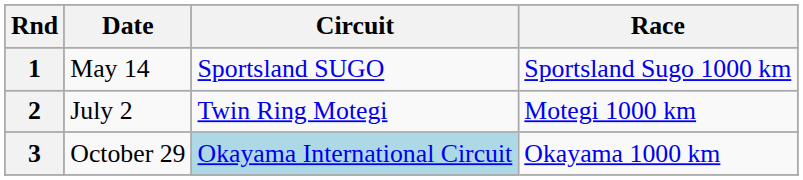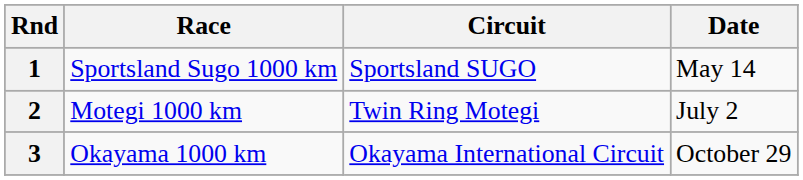columns swapped: (658, 26) <-> (128, 26)
(355, 153) lightblue background -> (507, 153) no background
